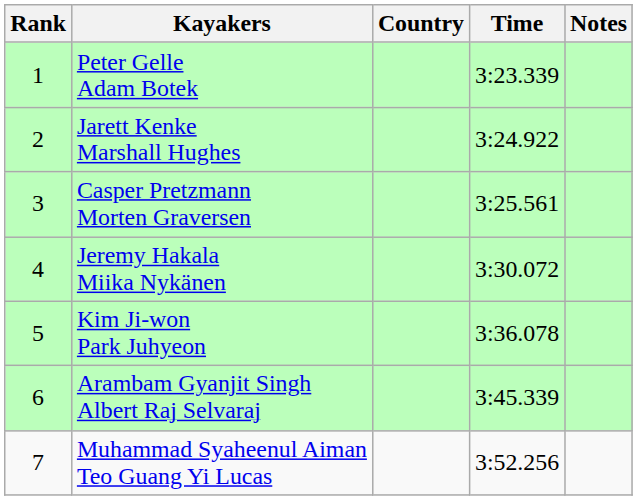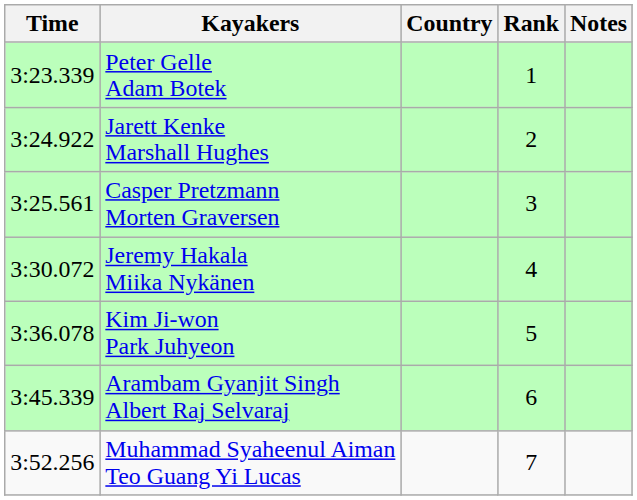columns swapped: (38, 23) <-> (517, 23)
